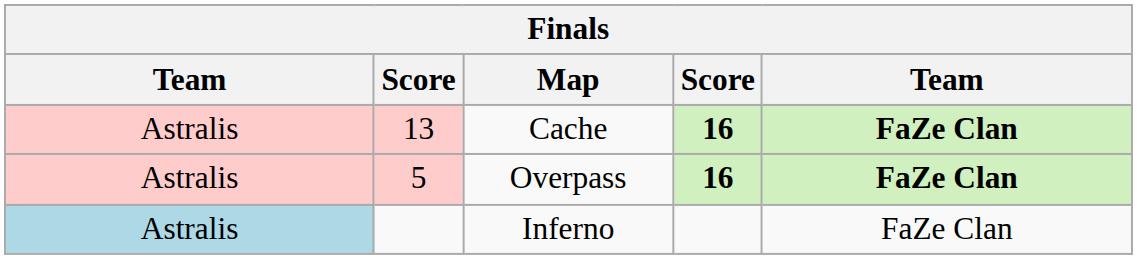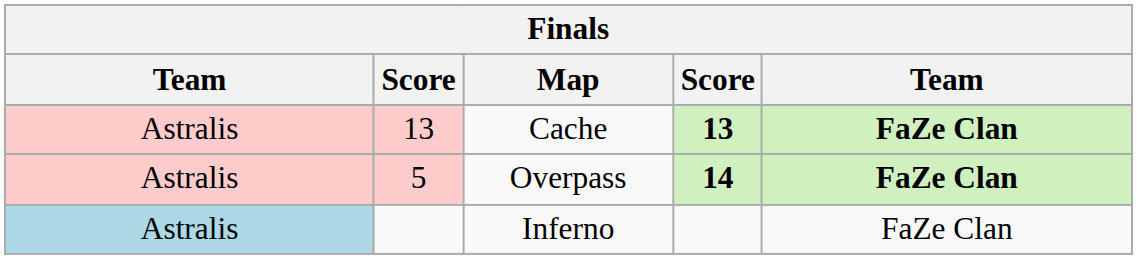(718, 128) 16 -> (718, 128) 13
(718, 178) 16 -> (718, 178) 14
